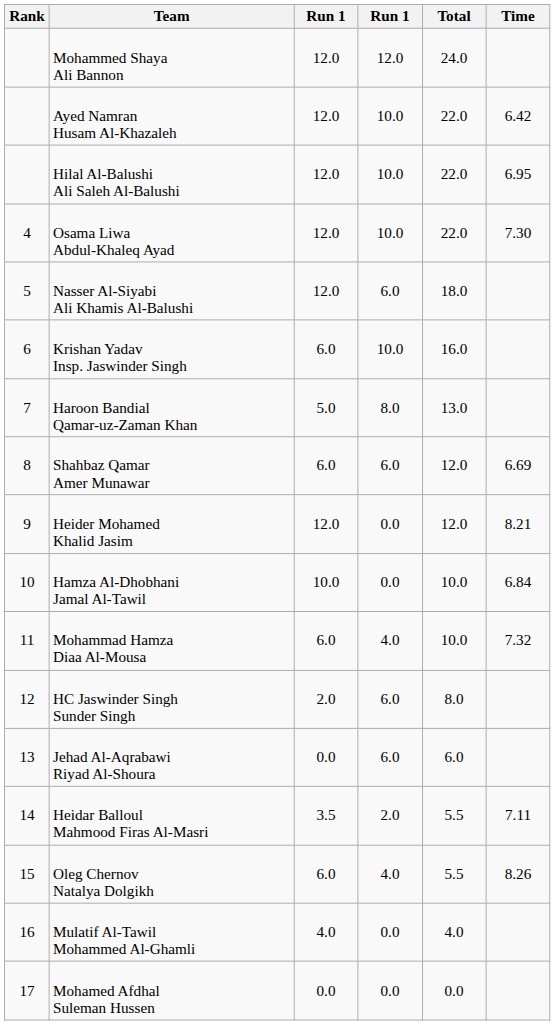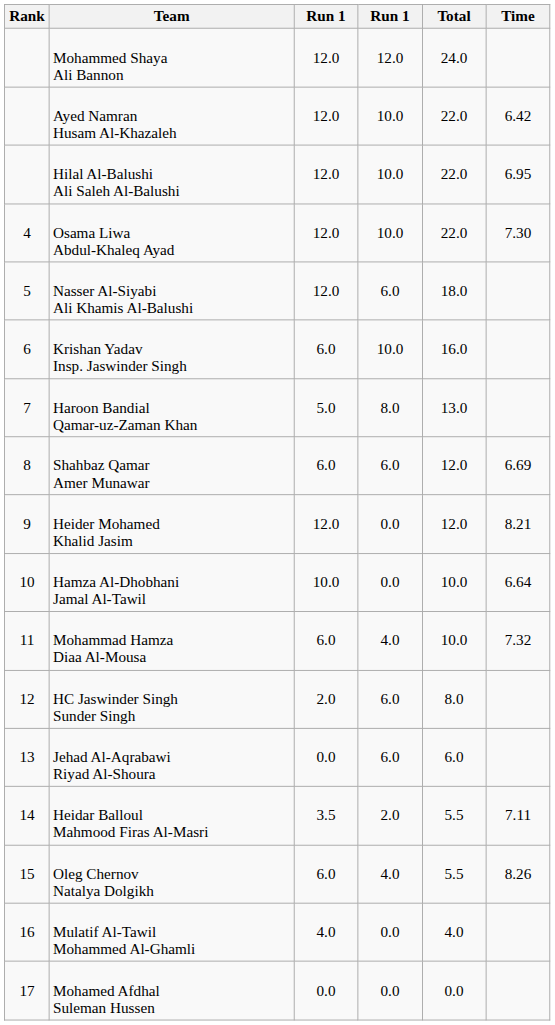(518, 582) 6.84 -> (518, 582) 6.64
